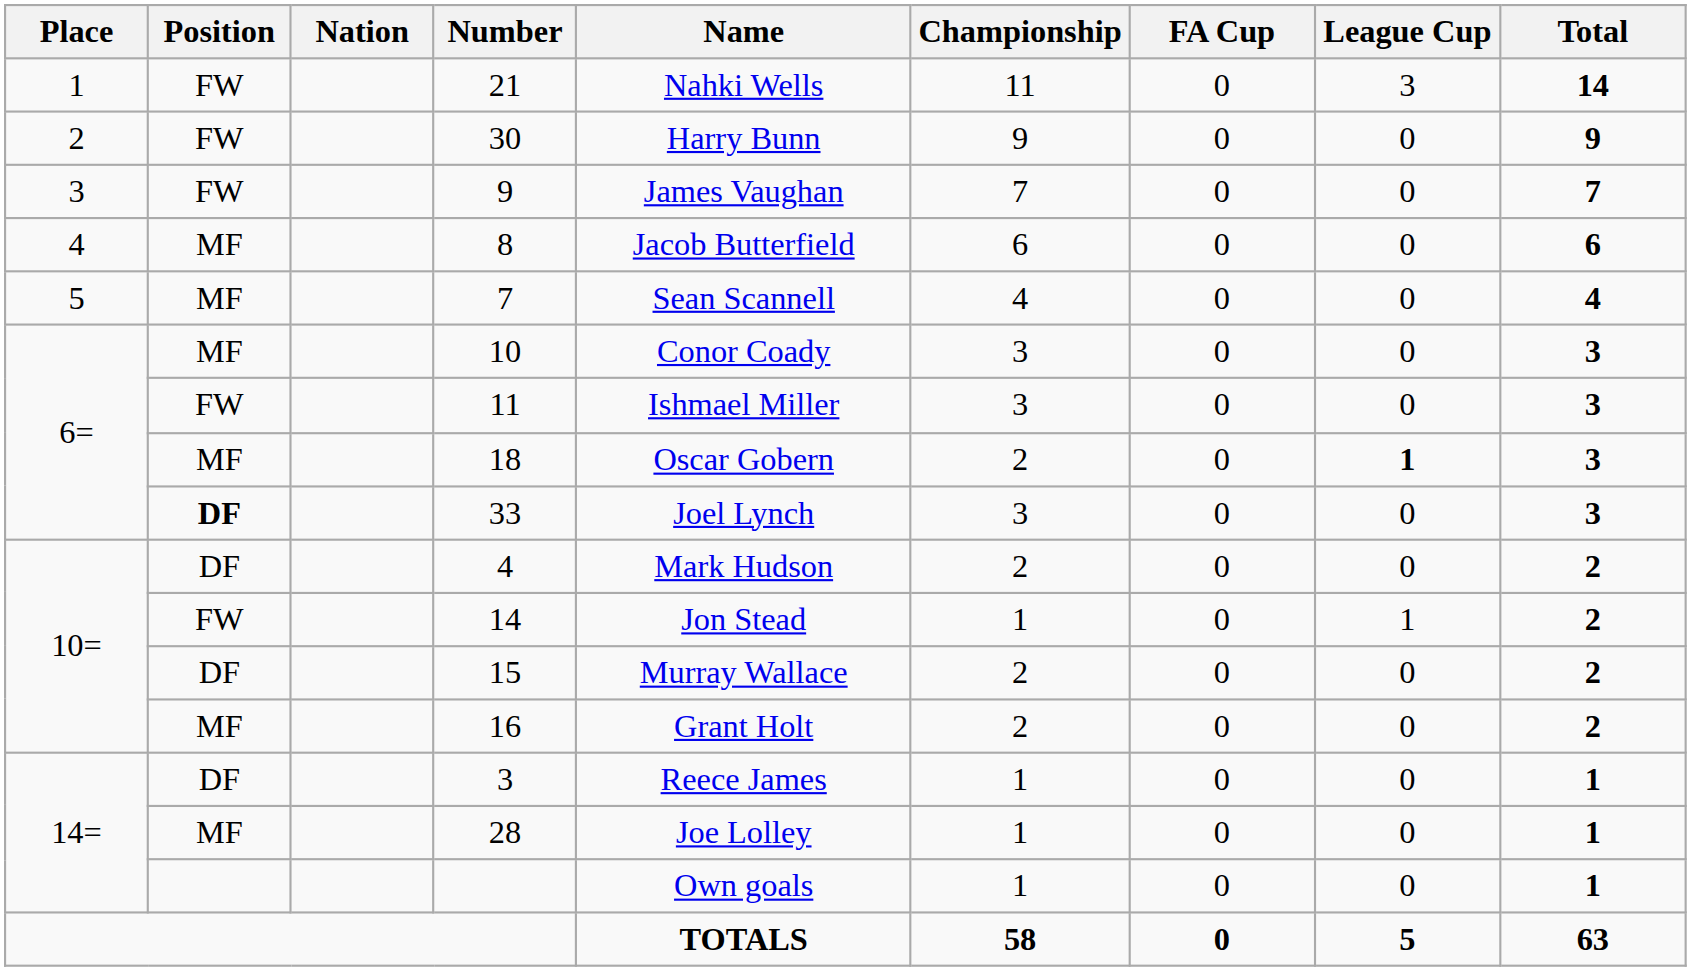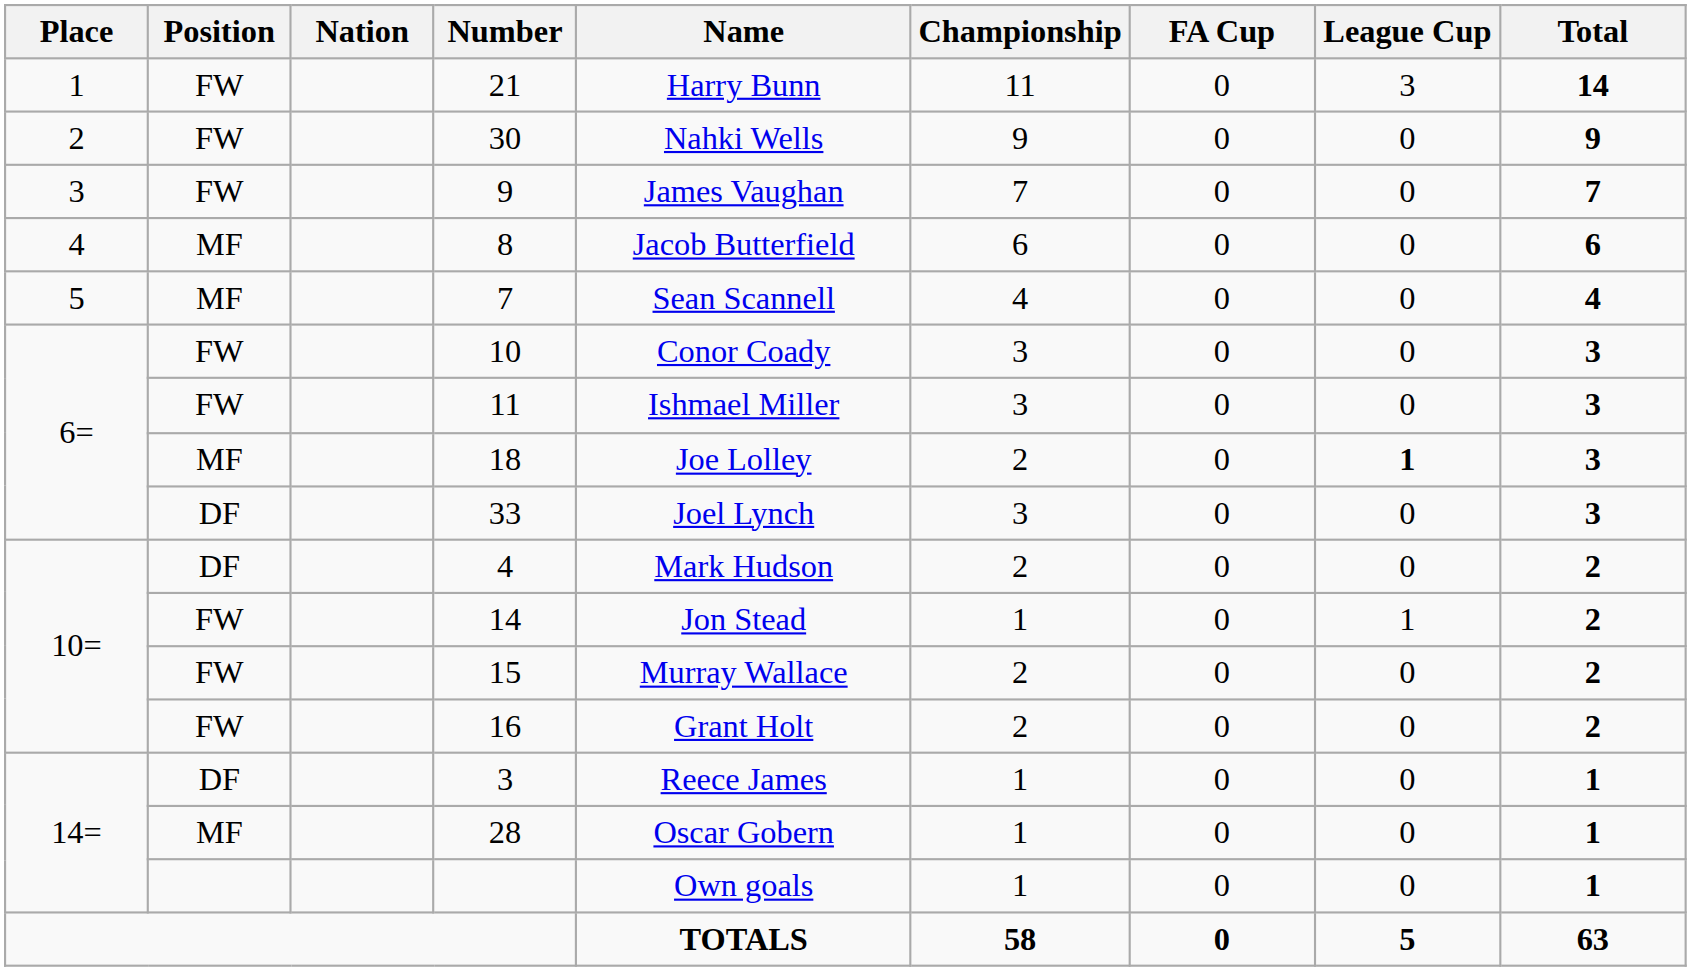(744, 84) Nahki Wells -> (744, 84) Harry Bunn
(744, 138) Harry Bunn -> (744, 138) Nahki Wells
(219, 351) MF -> (219, 351) FW
(744, 458) Oscar Gobern -> (744, 458) Joe Lolley
(219, 511) bold -> (219, 511) normal
(219, 671) DF -> (219, 671) FW
(219, 725) MF -> (219, 725) FW
(744, 832) Joe Lolley -> (744, 832) Oscar Gobern
